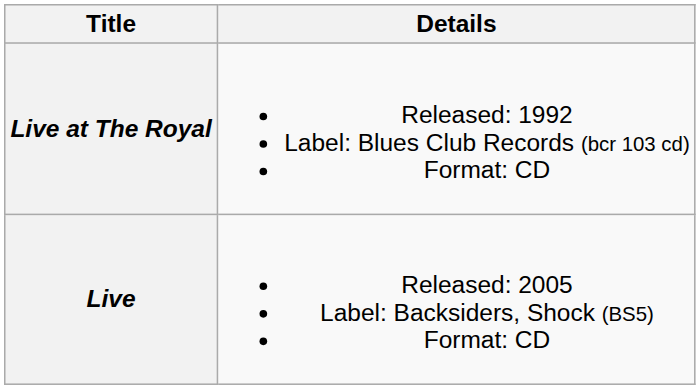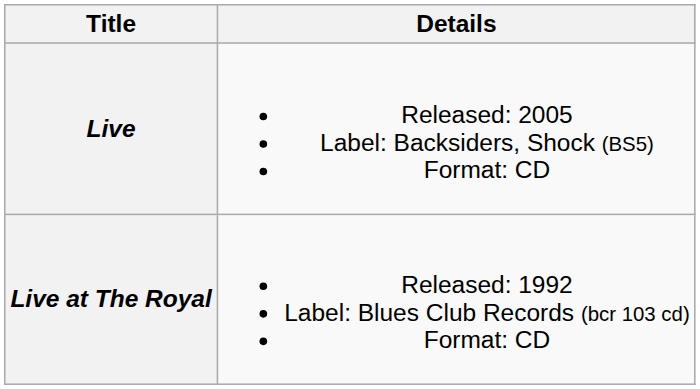rows swapped: (111, 128) <-> (111, 298)
